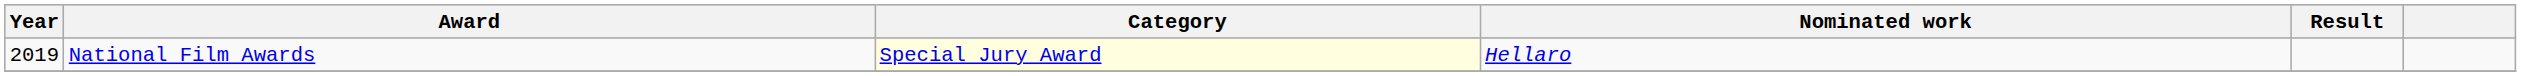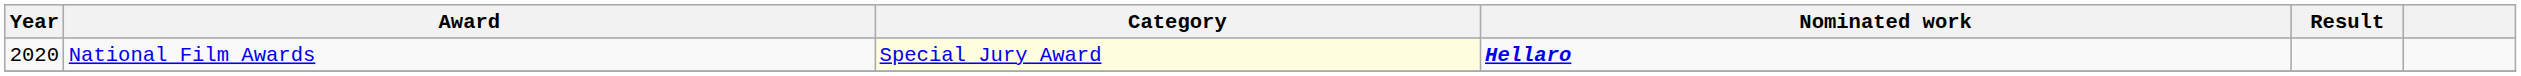(34, 55) 2019 -> (34, 55) 2020
(1528, 55) normal -> (1528, 55) bold
